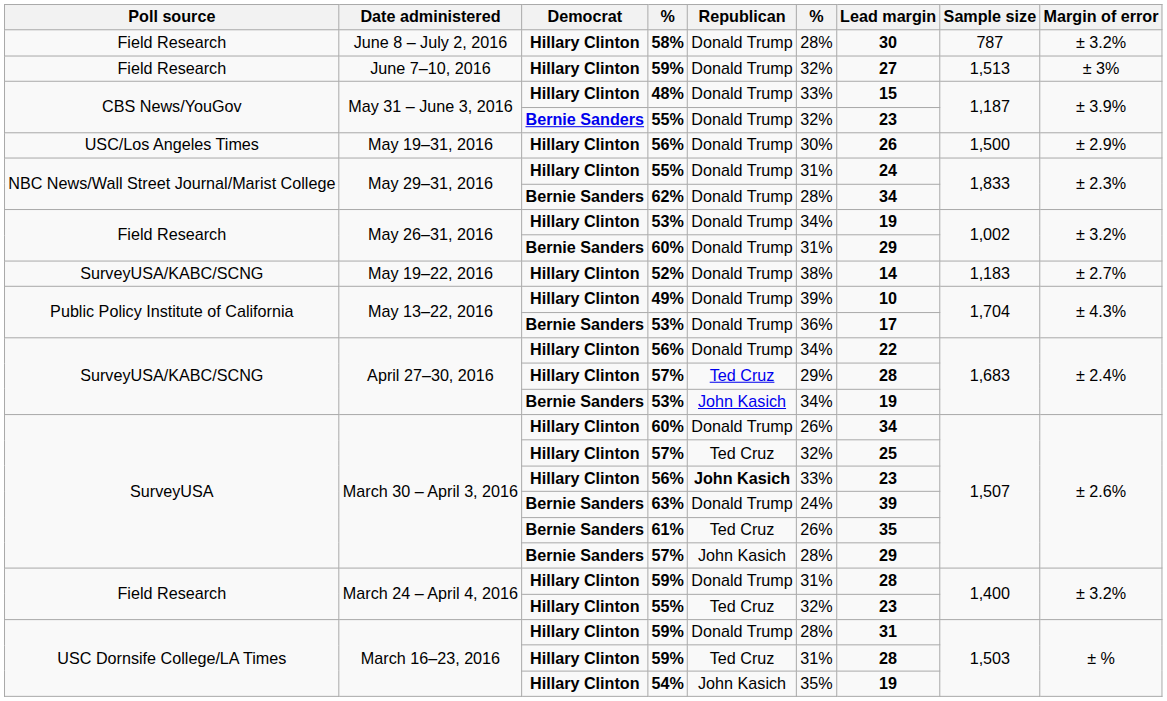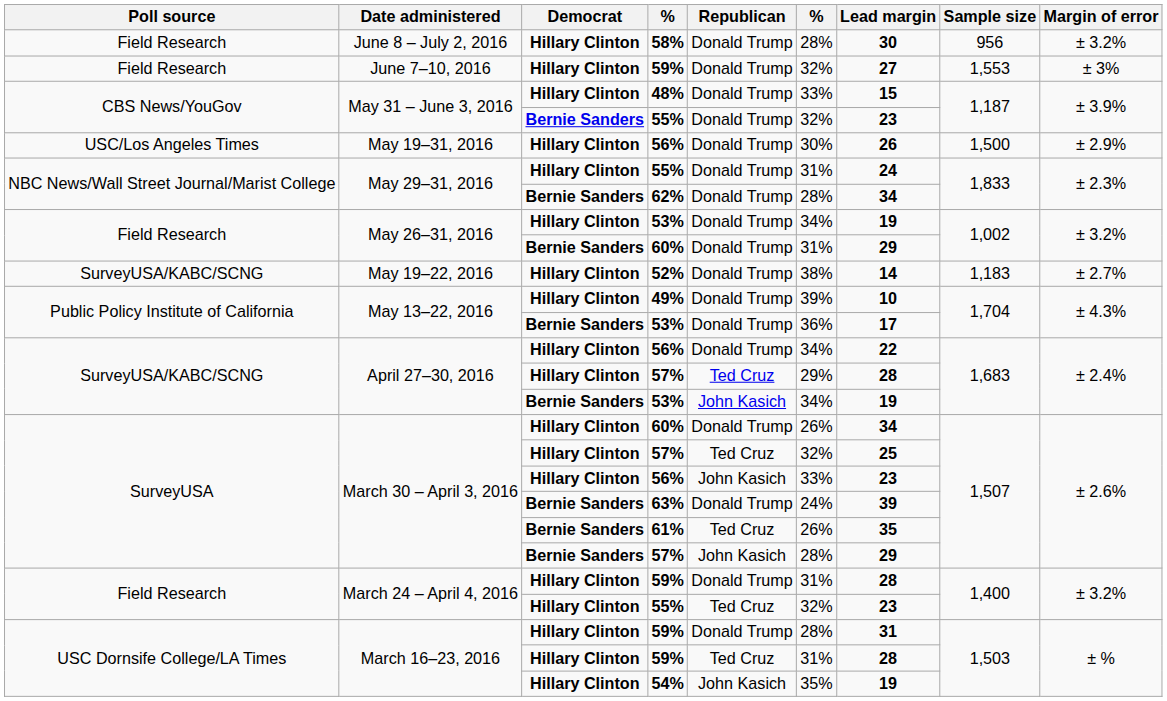(990, 42) 787 -> (990, 42) 956
(990, 68) 1,513 -> (990, 68) 1,553
(742, 478) bold -> (742, 478) normal
